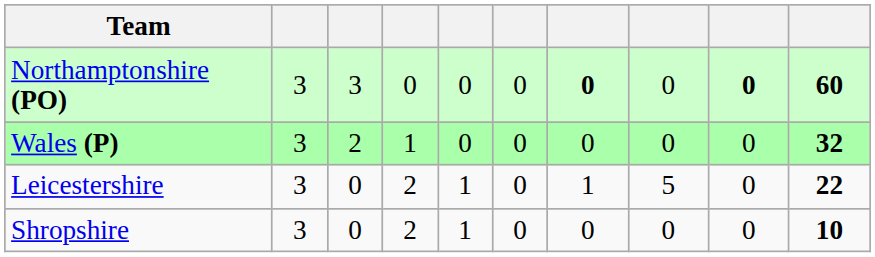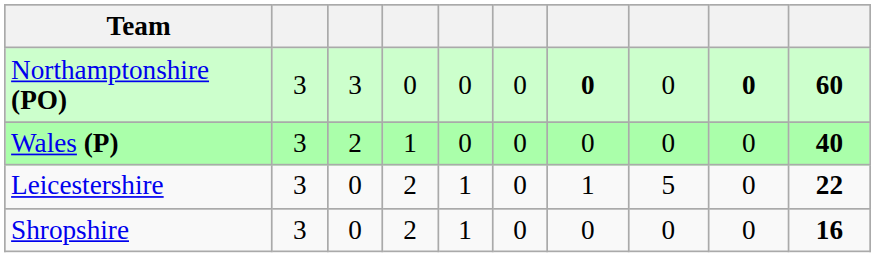(829, 142) 32 -> (829, 142) 40
(829, 229) 10 -> (829, 229) 16
